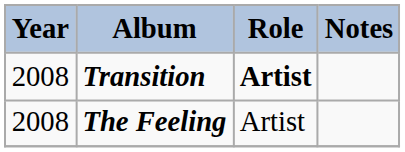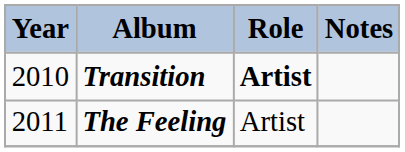(40, 75) 2008 -> (40, 75) 2010
(40, 123) 2008 -> (40, 123) 2011
